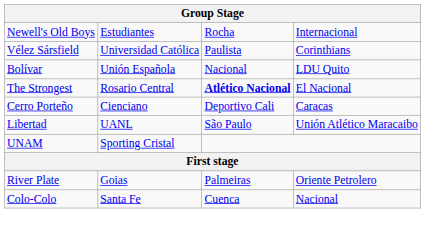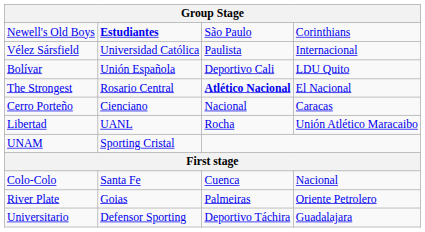(127, 32) normal -> (129, 32) bold
(219, 32) Rocha -> (228, 32) São Paulo
(327, 32) Internacional -> (323, 32) Corinthians
(323, 50) Corinthians -> (327, 50) Internacional
(226, 69) Nacional -> (239, 69) Deportivo Cali
(239, 106) Deportivo Cali -> (226, 106) Nacional
(228, 124) São Paulo -> (219, 124) Rocha
rows swapped: (33, 180) <-> (32, 198)
+ row: (38, 217)
